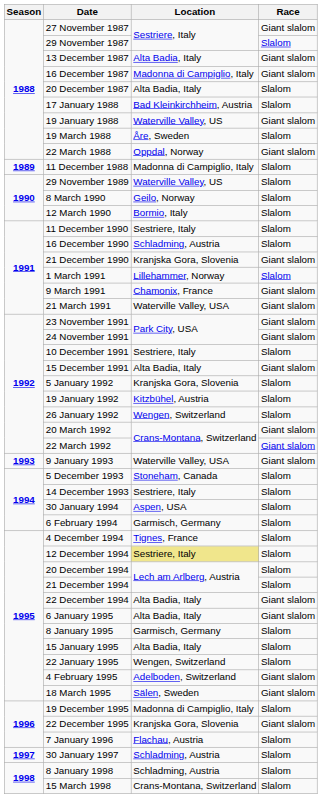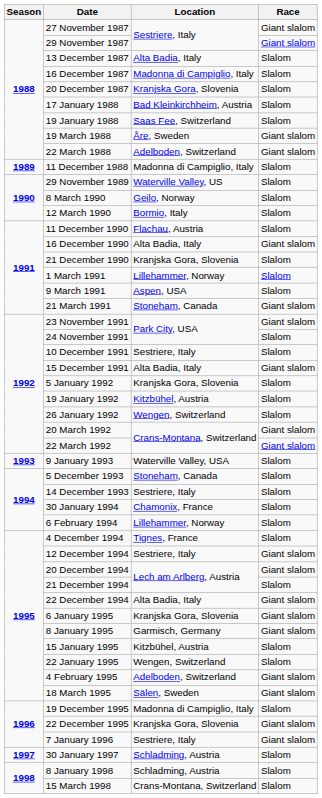(276, 43) Slalom -> (288, 43) Giant slalom
(288, 58) Giant slalom -> (276, 58) Slalom
(288, 74) Giant slalom -> (276, 74) Slalom
(167, 89) Alta Badia, Italy -> (186, 89) Kranjska Gora, Slovenia
(178, 120) Waterville Valley, US -> (182, 120) Saas Fee, Switzerland
(288, 120) Giant slalom -> (276, 120) Slalom
(276, 136) Slalom -> (288, 136) Giant slalom
(168, 151) Oppdal, Norway -> (185, 151) Adelboden, Switzerland
(164, 228) Sestriere, Italy -> (168, 228) Flachau, Austria
(176, 244) Schladming, Austria -> (167, 244) Alta Badia, Italy
(276, 244) Slalom -> (288, 244) Giant slalom
(288, 259) Giant slalom -> (276, 259) Slalom
(173, 290) Chamonix, France -> (160, 290) Aspen, USA
(288, 290) Giant slalom -> (276, 290) Slalom
(181, 306) Waterville Valley, USA -> (175, 306) Stoneham, Canada
(288, 337) Giant slalom -> (276, 337) Slalom
(288, 461) Giant slalom -> (276, 461) Slalom
(160, 507) Aspen, USA -> (173, 507) Chamonix, France
(177, 523) Garmisch, Germany -> (179, 523) Lillehammer, Norway
(164, 553) khaki background -> (164, 553) no background
(276, 553) Slalom -> (288, 553) Giant slalom
(276, 569) Slalom -> (288, 569) Giant slalom
(167, 615) Alta Badia, Italy -> (186, 615) Kranjska Gora, Slovenia
(276, 631) Slalom -> (288, 631) Giant slalom
(167, 646) Alta Badia, Italy -> (171, 646) Kitzbühel, Austria
(168, 739) Flachau, Austria -> (164, 739) Sestriere, Italy
(276, 739) Slalom -> (288, 739) Giant slalom
